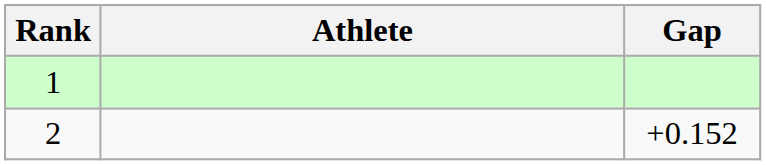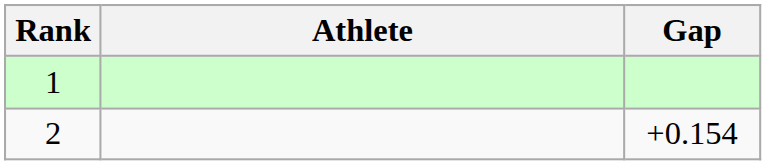(692, 133) +0.152 -> (692, 133) +0.154
